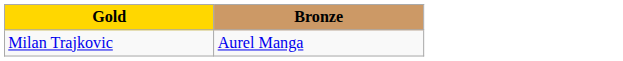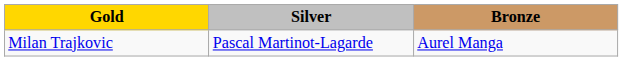+ column: (311, 17)
